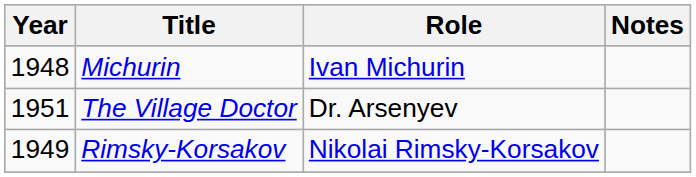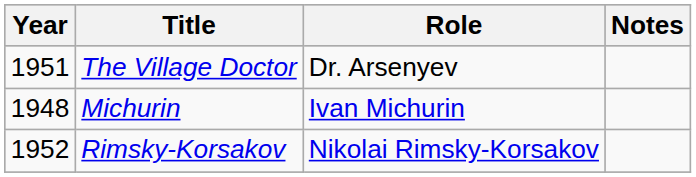rows swapped: (131, 66) <-> (189, 108)
(40, 150) 1949 -> (40, 150) 1952
